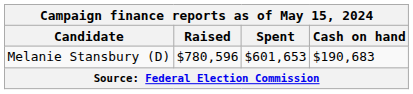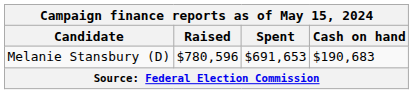(276, 57) $601,653 -> (276, 57) $691,653
